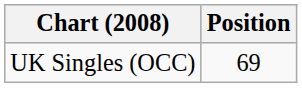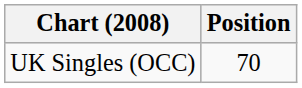(249, 62) 69 -> (249, 62) 70
